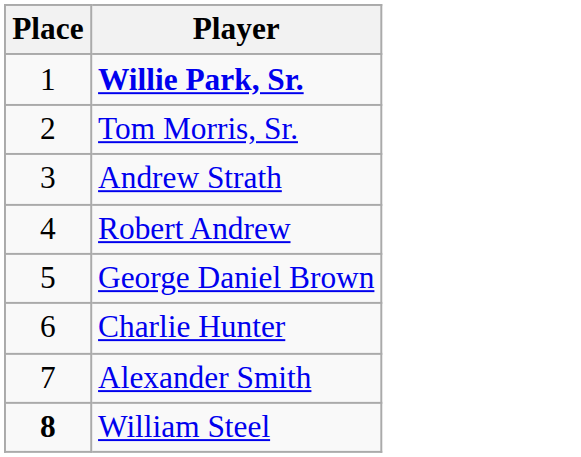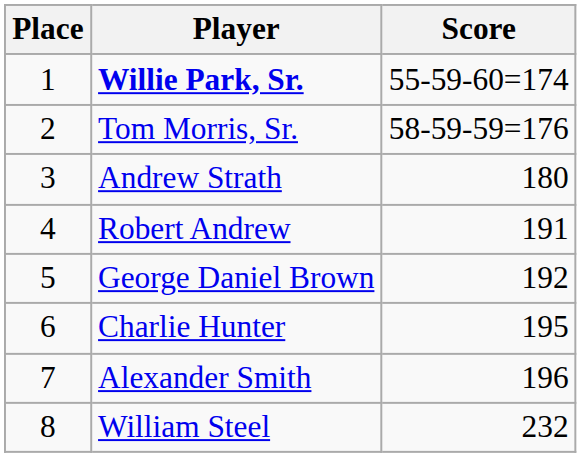+ column: (479, 29)
(48, 427) bold -> (48, 427) normal
